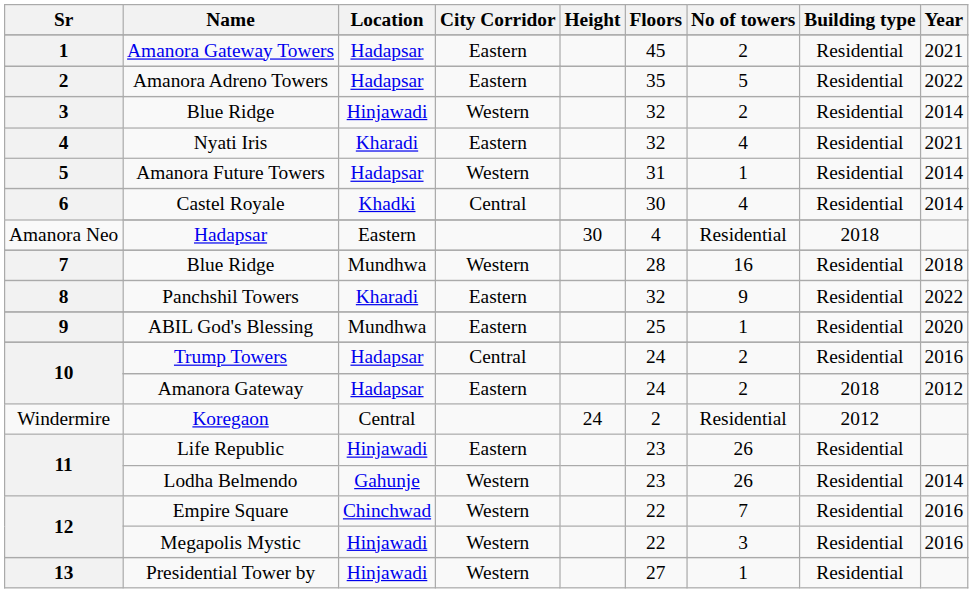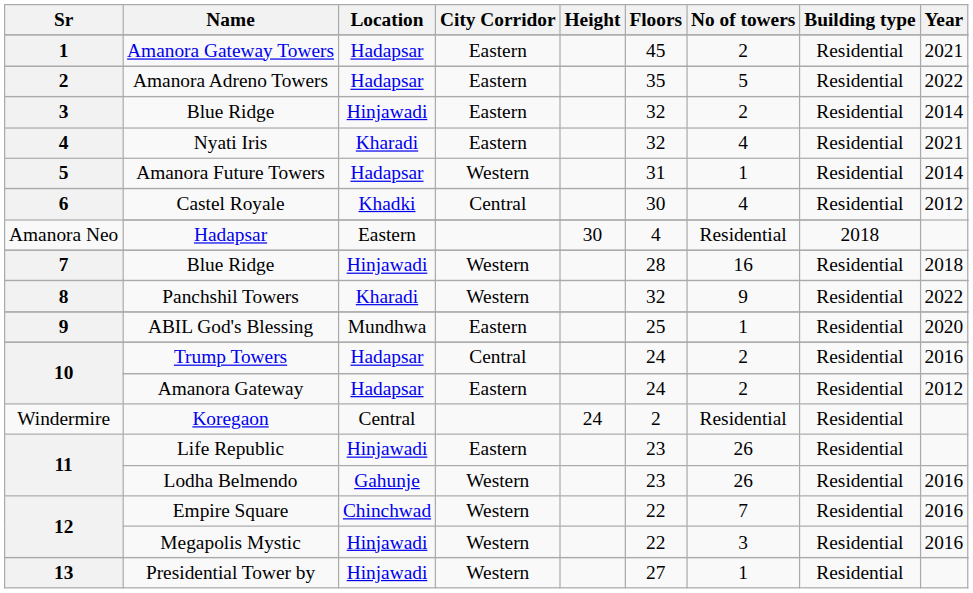(498, 111) Western -> (498, 111) Eastern
(944, 204) 2014 -> (944, 204) 2012
(387, 265) Mundhwa -> (387, 265) Hinjawadi
(498, 296) Eastern -> (498, 296) Western
(860, 388) 2018 -> (860, 388) Residential
(860, 419) 2012 -> (860, 419) Residential
(944, 480) 2014 -> (944, 480) 2016
